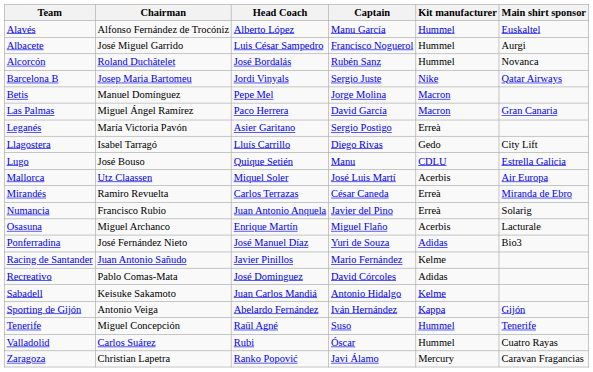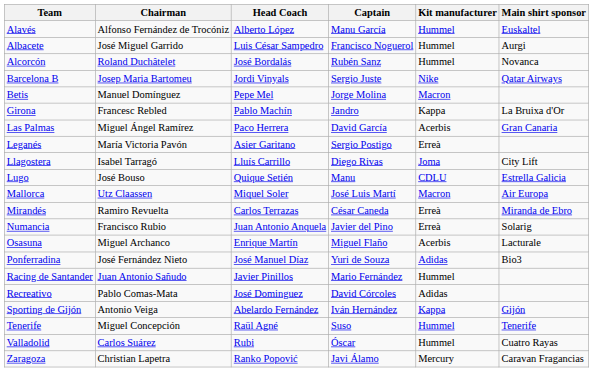+ row: (21, 111)
(434, 111) Macron -> (434, 128) Acerbis
(429, 144) Gedo -> (429, 161) Joma
(434, 177) Acerbis -> (434, 194) Macron
(432, 260) Kelme -> (436, 276) Hummel
- row: (25, 293)
